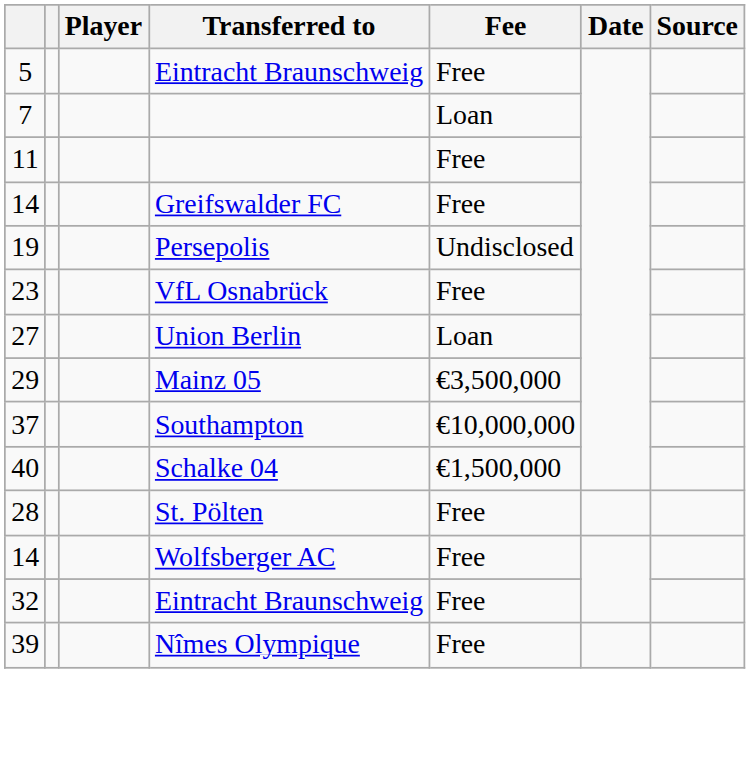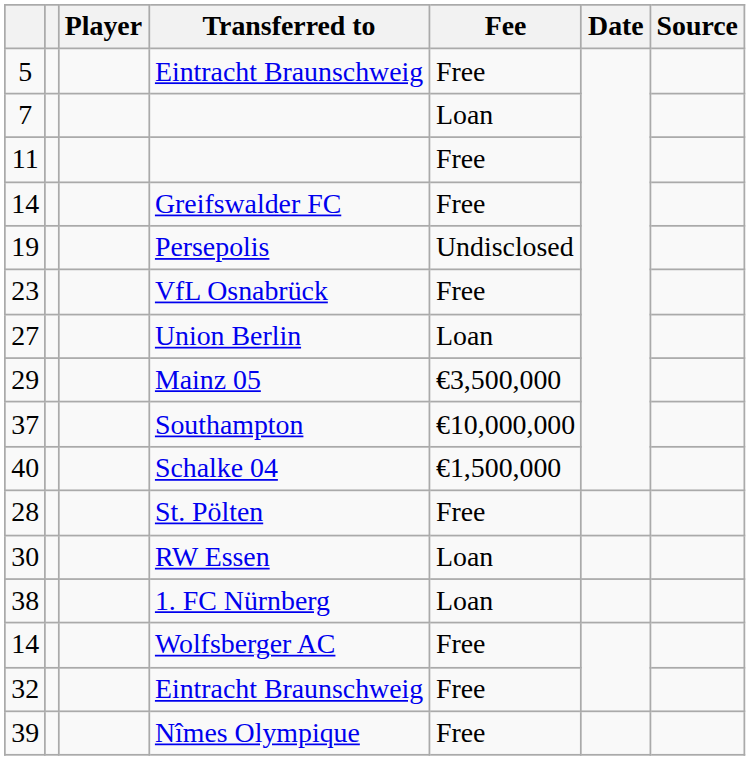+ row: (25, 556)
+ row: (25, 600)
